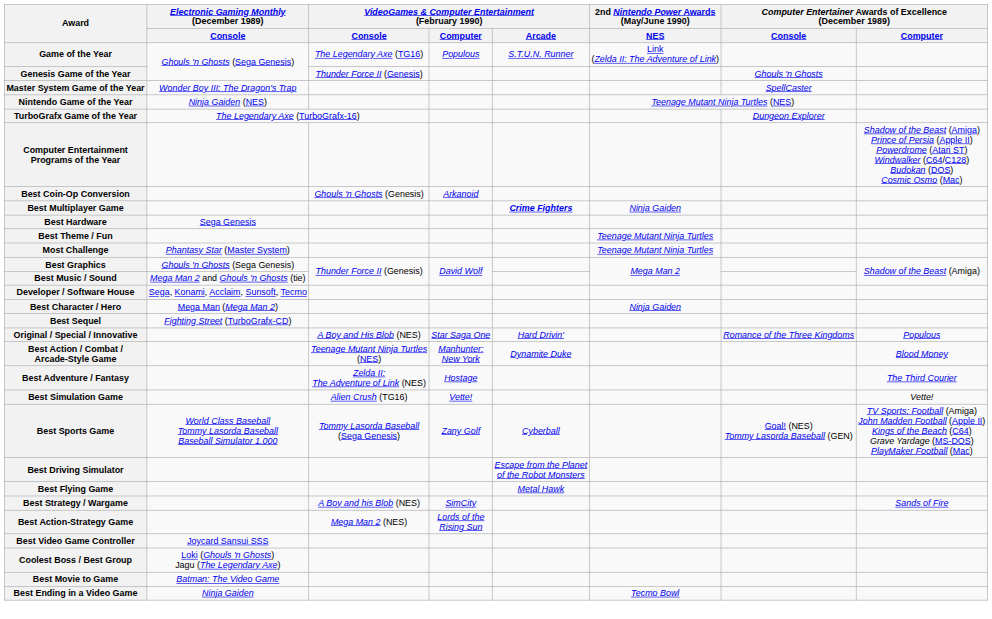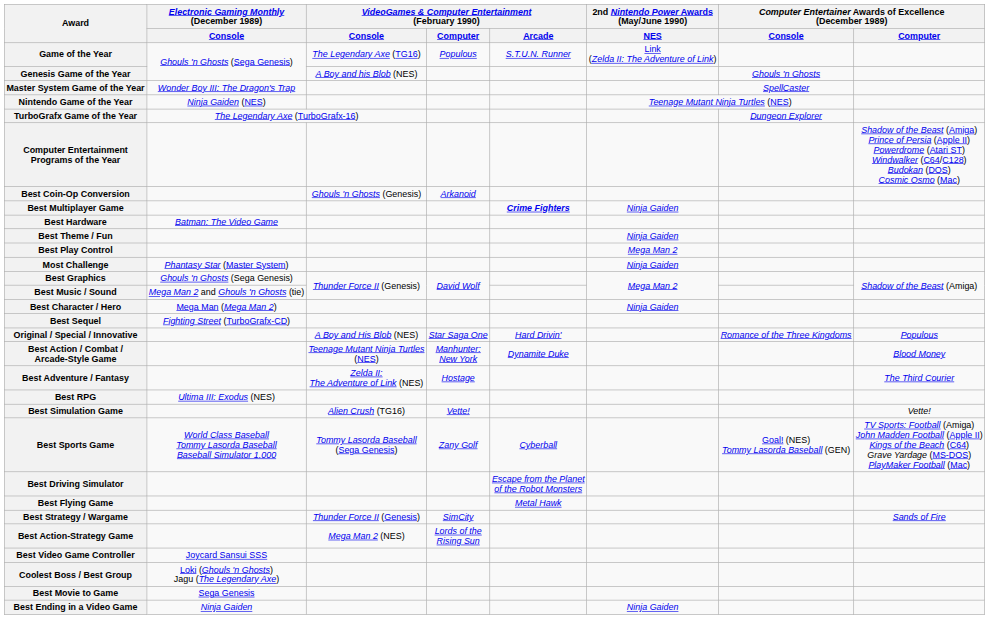(369, 74) Thunder Force II (Genesis) -> (366, 74) A Boy and his Blob (NES)
(228, 222) Sega Genesis -> (227, 222) Batman: The Video Game
(655, 236) Teenage Mutant Ninja Turtles -> (653, 236) Ninja Gaiden
+ row: (75, 250)
(655, 250) Teenage Mutant Ninja Turtles -> (653, 265) Ninja Gaiden
- row: (76, 293)
+ row: (76, 397)
(369, 503) A Boy and his Blob (NES) -> (366, 517) Thunder Force II (Genesis)
(228, 580) Batman: The Video Game -> (227, 594) Sega Genesis
(655, 594) Tecmo Bowl -> (653, 608) Ninja Gaiden
